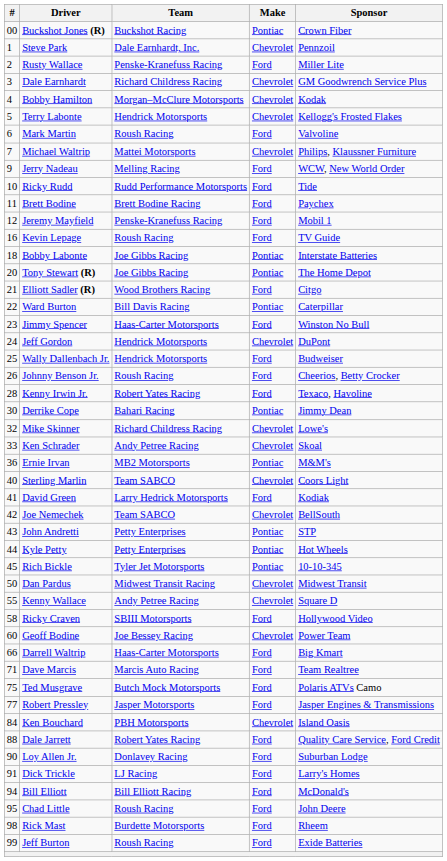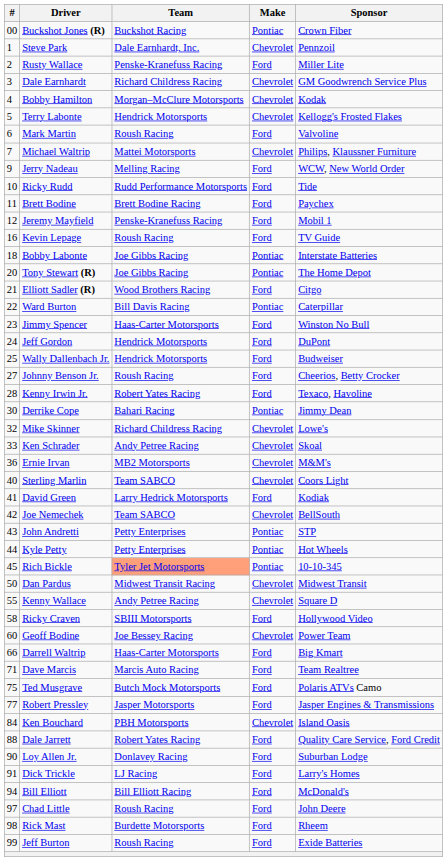(273, 341) Chevrolet -> (262, 341) Ford
(12, 376) 26 -> (12, 376) 27
(268, 462) Pontiac -> (273, 462) Chevrolet
(159, 566) no background -> (159, 566) lightsalmon background
(12, 808) 95 -> (12, 808) 97
